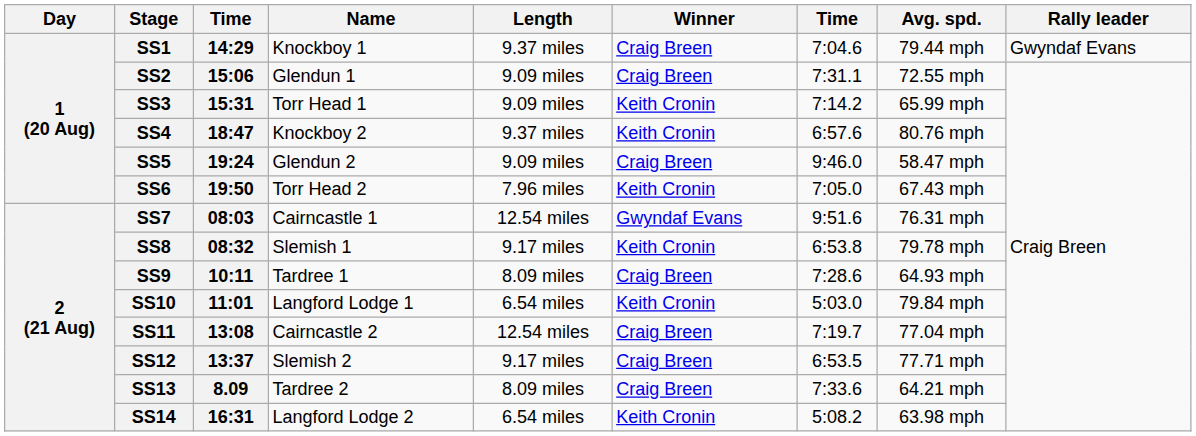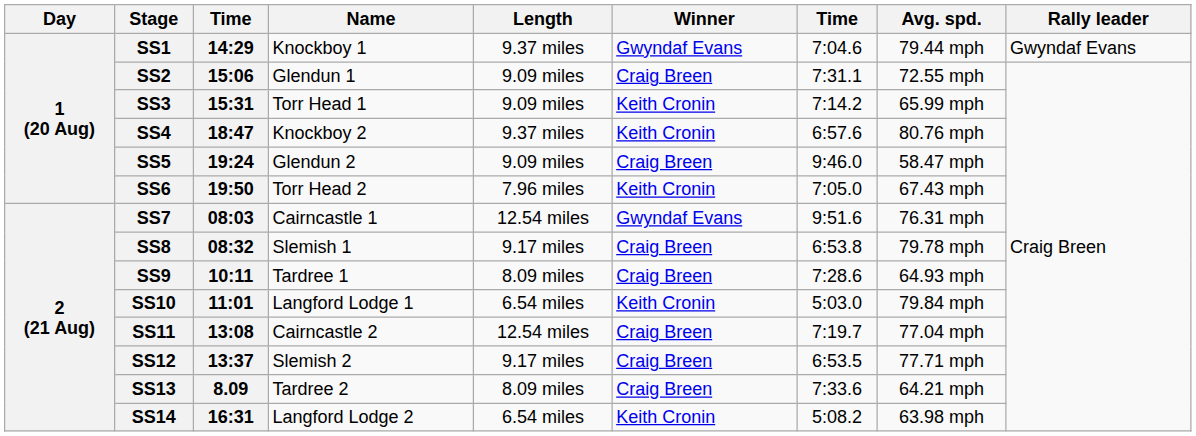(664, 48) Craig Breen -> (679, 48) Gwyndaf Evans
(666, 247) Keith Cronin -> (664, 247) Craig Breen
